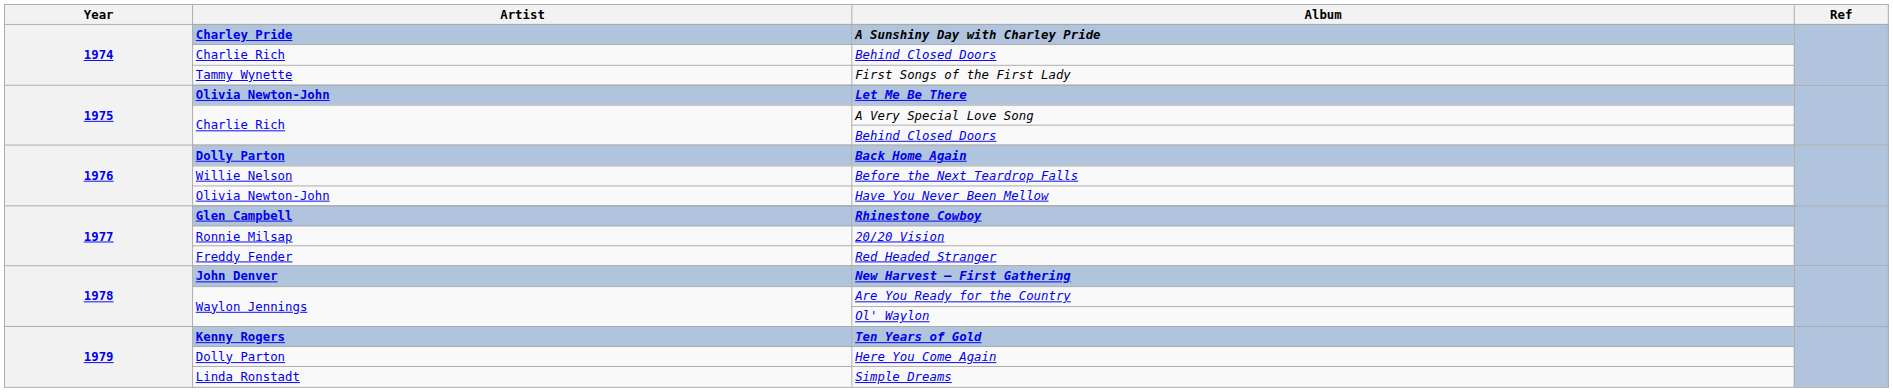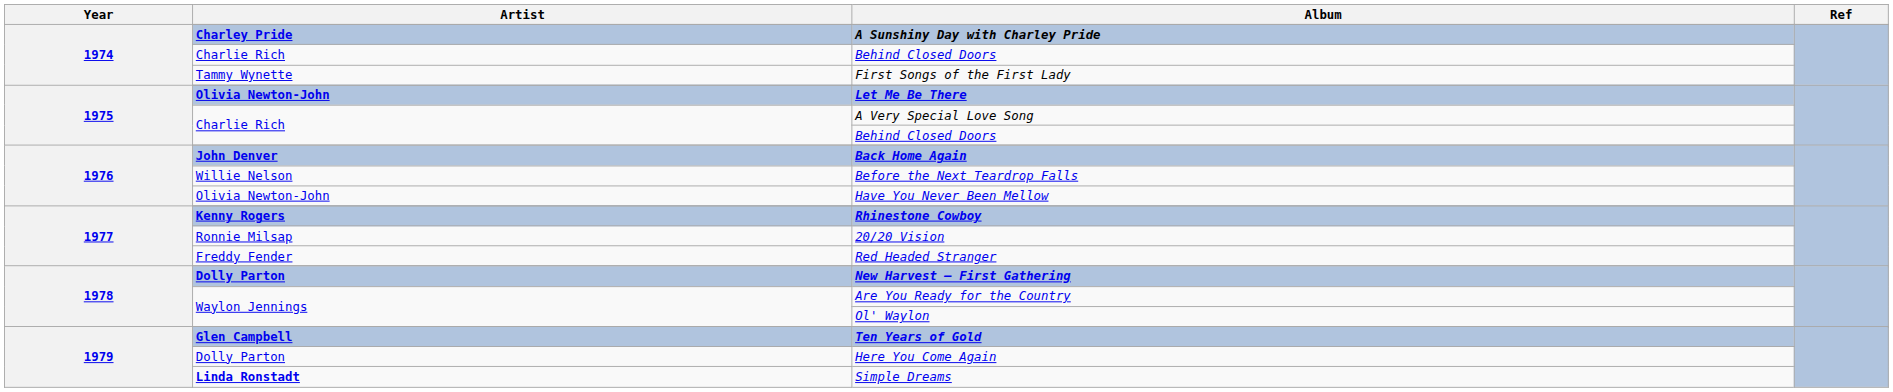(240, 155) Dolly Parton -> (237, 155) John Denver
(244, 216) Glen Campbell -> (240, 216) Kenny Rogers
(237, 276) John Denver -> (240, 276) Dolly Parton
(240, 337) Kenny Rogers -> (244, 337) Glen Campbell
(248, 377) normal -> (248, 377) bold
